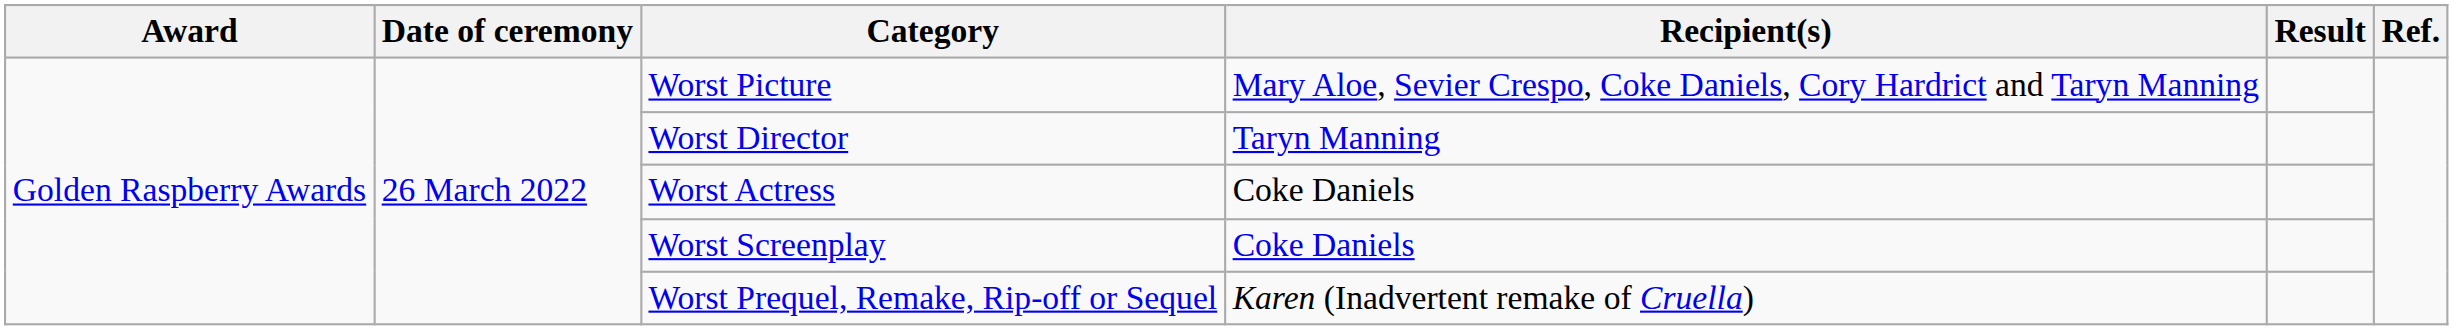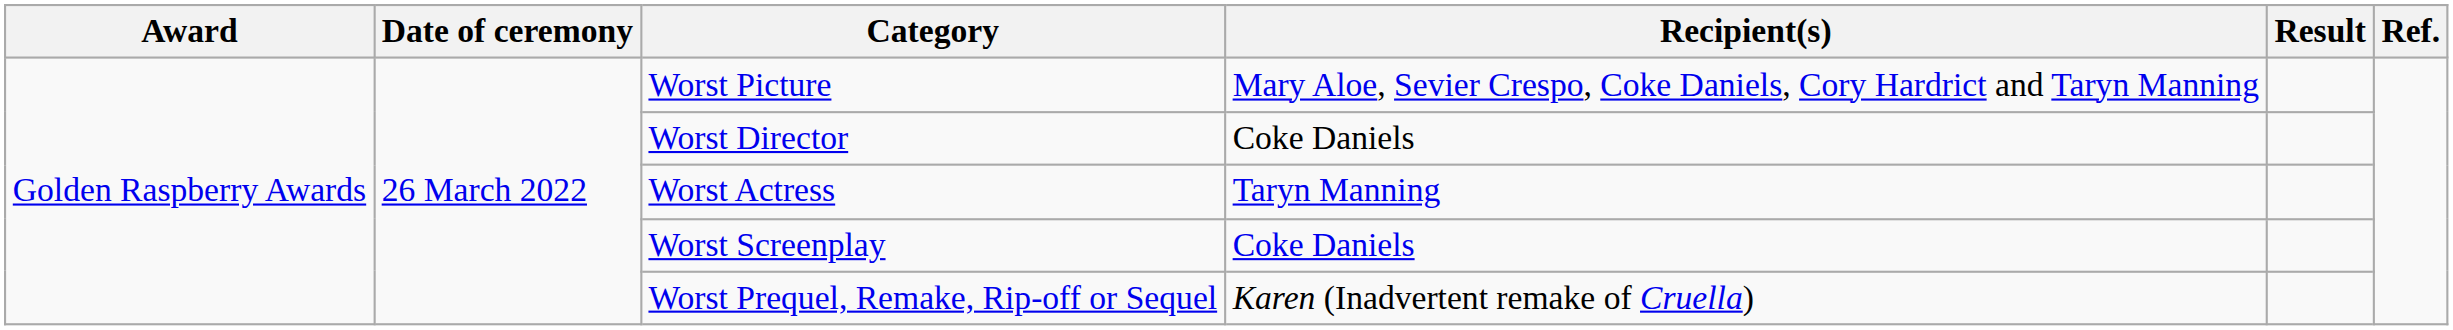(1336, 137) Taryn Manning -> (1324, 137) Coke Daniels
(1324, 191) Coke Daniels -> (1336, 191) Taryn Manning
